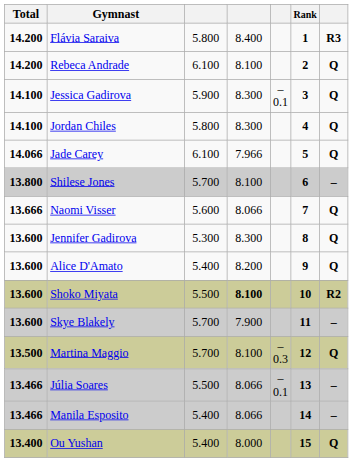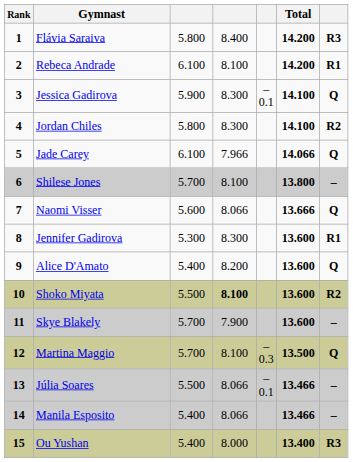columns swapped: (305, 14) <-> (26, 14)
(334, 65) Q -> (334, 65) R1
(334, 126) Q -> (334, 126) R2
(334, 238) Q -> (334, 238) R1
(334, 443) Q -> (334, 443) R3
